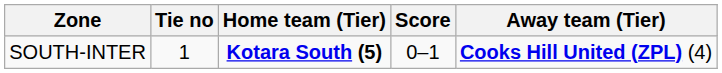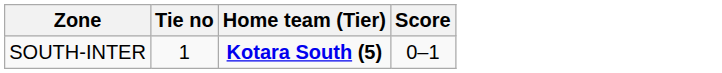- column: (586, 20)
